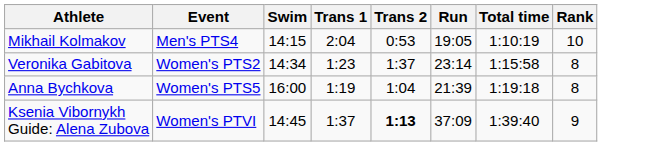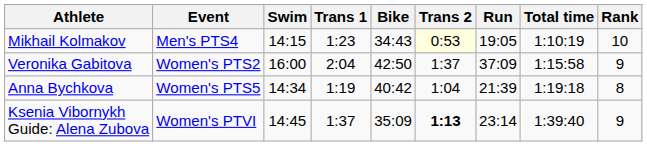+ column: (393, 17)
(341, 41) 2:04 -> (341, 41) 1:23
(401, 41) no background -> (446, 41) lightyellow background
(287, 65) 14:34 -> (287, 65) 16:00
(341, 65) 1:23 -> (341, 65) 2:04
(453, 65) 23:14 -> (498, 65) 37:09
(575, 65) 8 -> (620, 65) 9
(287, 89) 16:00 -> (287, 89) 14:34
(453, 121) 37:09 -> (498, 121) 23:14
